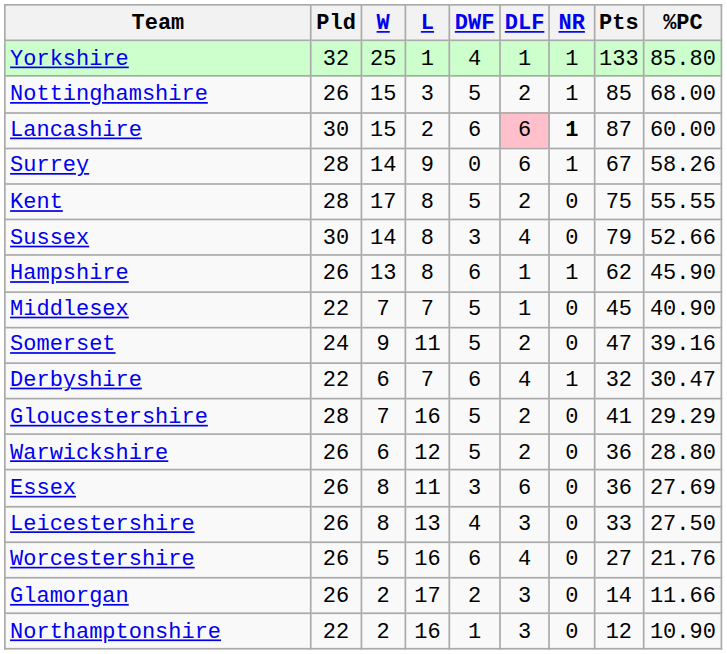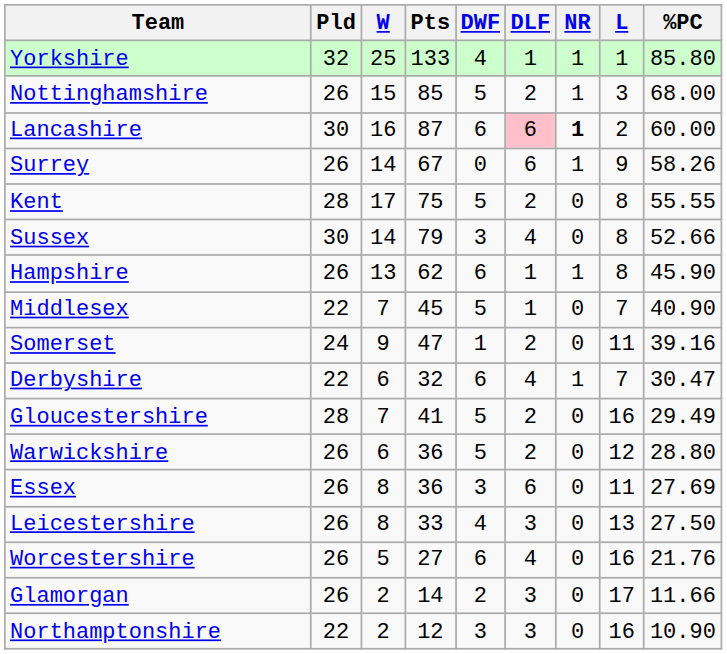columns swapped: (427, 23) <-> (619, 23)
(383, 130) 15 -> (383, 130) 16
(336, 166) 28 -> (336, 166) 26
(475, 345) 5 -> (480, 345) 1
(683, 417) 29.29 -> (683, 417) 29.49
(475, 631) 1 -> (480, 631) 3
